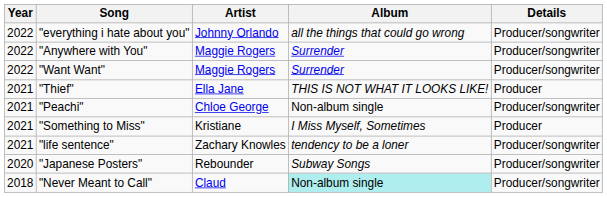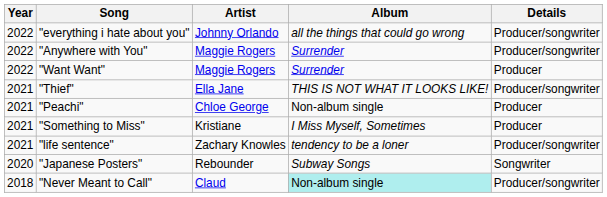(547, 70) Producer/songwriter -> (518, 70) Producer
(518, 88) Producer -> (547, 88) Producer/songwriter
(547, 107) Producer/songwriter -> (518, 107) Producer
(547, 164) Producer/songwriter -> (522, 164) Songwriter
